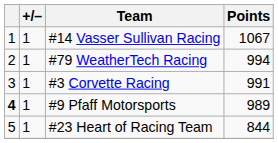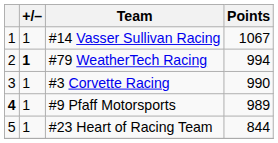(26, 61) normal -> (26, 61) bold
(258, 83) 991 -> (258, 83) 990
